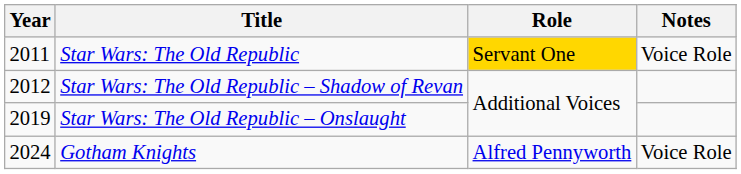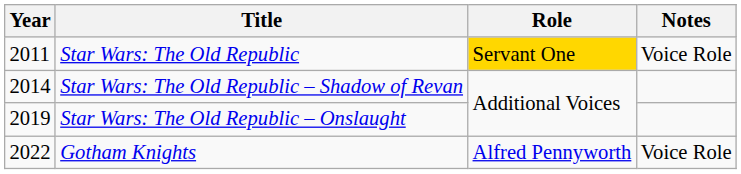(30, 86) 2012 -> (30, 86) 2014
(30, 151) 2024 -> (30, 151) 2022
